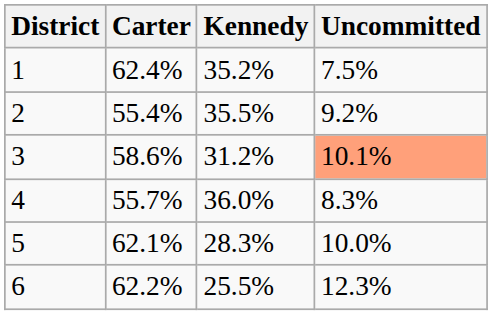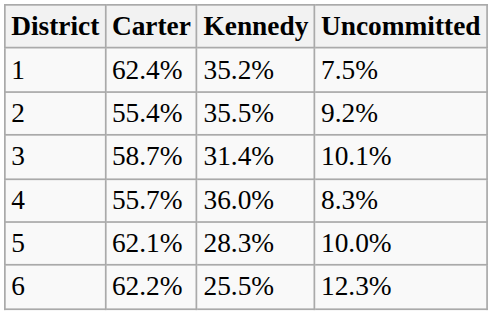(147, 156) 58.6% -> (147, 156) 58.7%
(239, 156) 31.2% -> (239, 156) 31.4%
(356, 156) lightsalmon background -> (356, 156) no background
